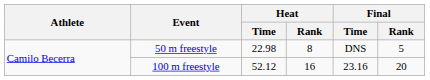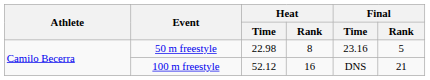(355, 49) DNS -> (355, 49) 23.16
(355, 66) 23.16 -> (355, 66) DNS
(401, 66) 20 -> (401, 66) 21
